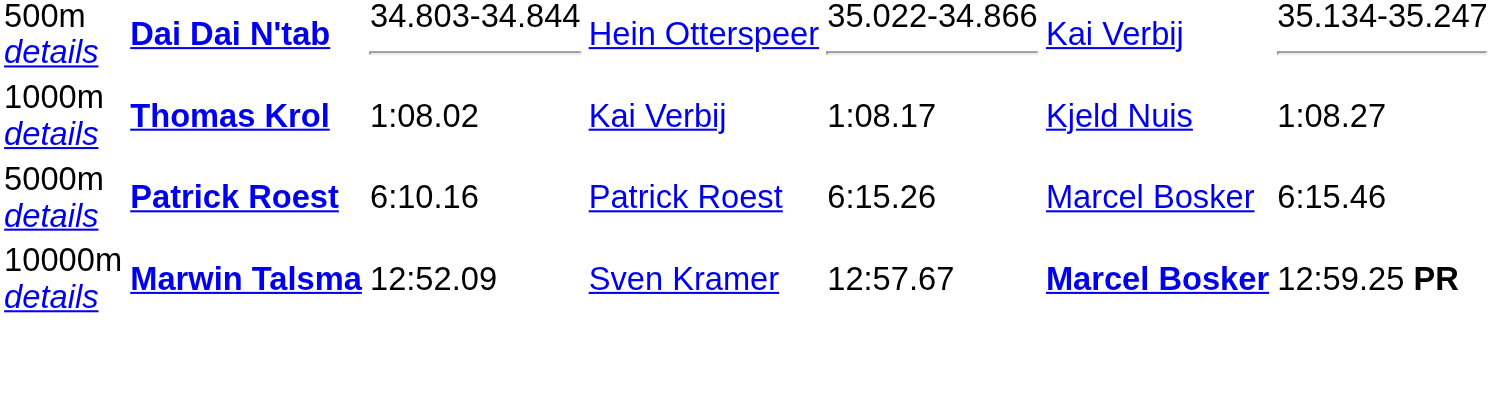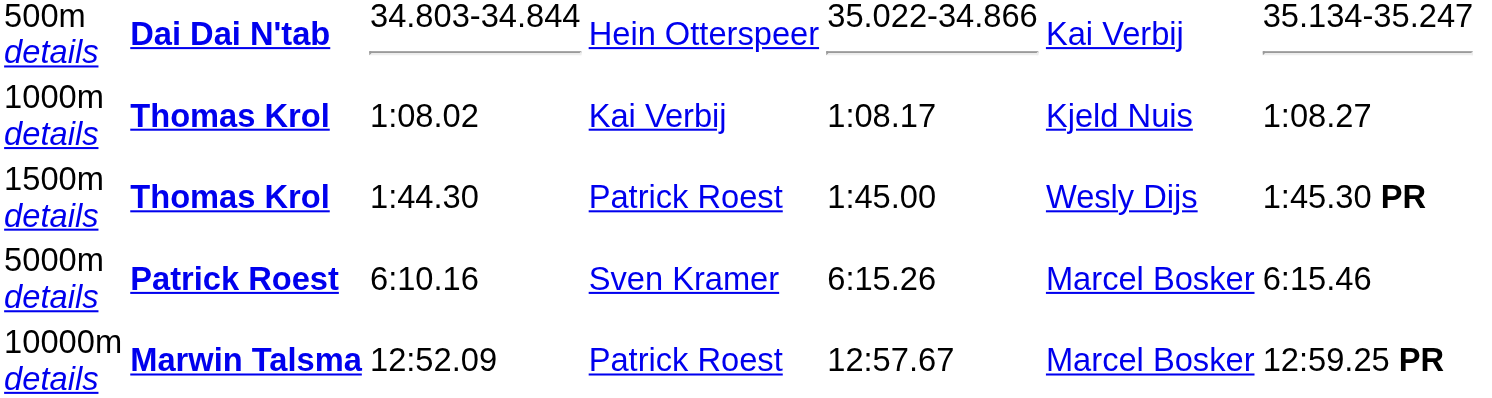+ row: (54, 197)
(686, 197) Patrick Roest -> (684, 279) Sven Kramer
(684, 279) Sven Kramer -> (686, 360) Patrick Roest
(1158, 279) bold -> (1150, 360) normal
